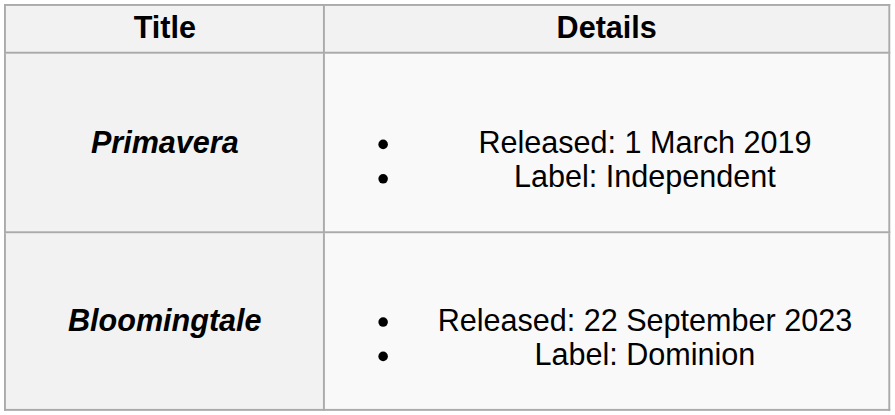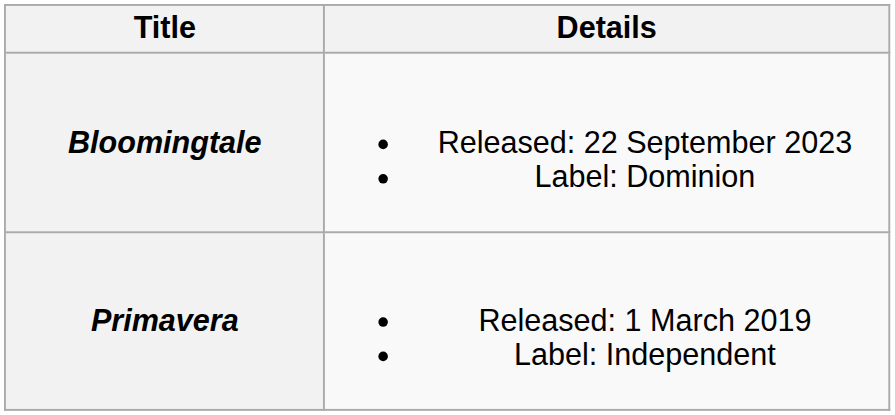rows swapped: (165, 142) <-> (165, 320)
